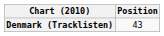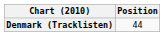(138, 25) 43 -> (138, 25) 44
